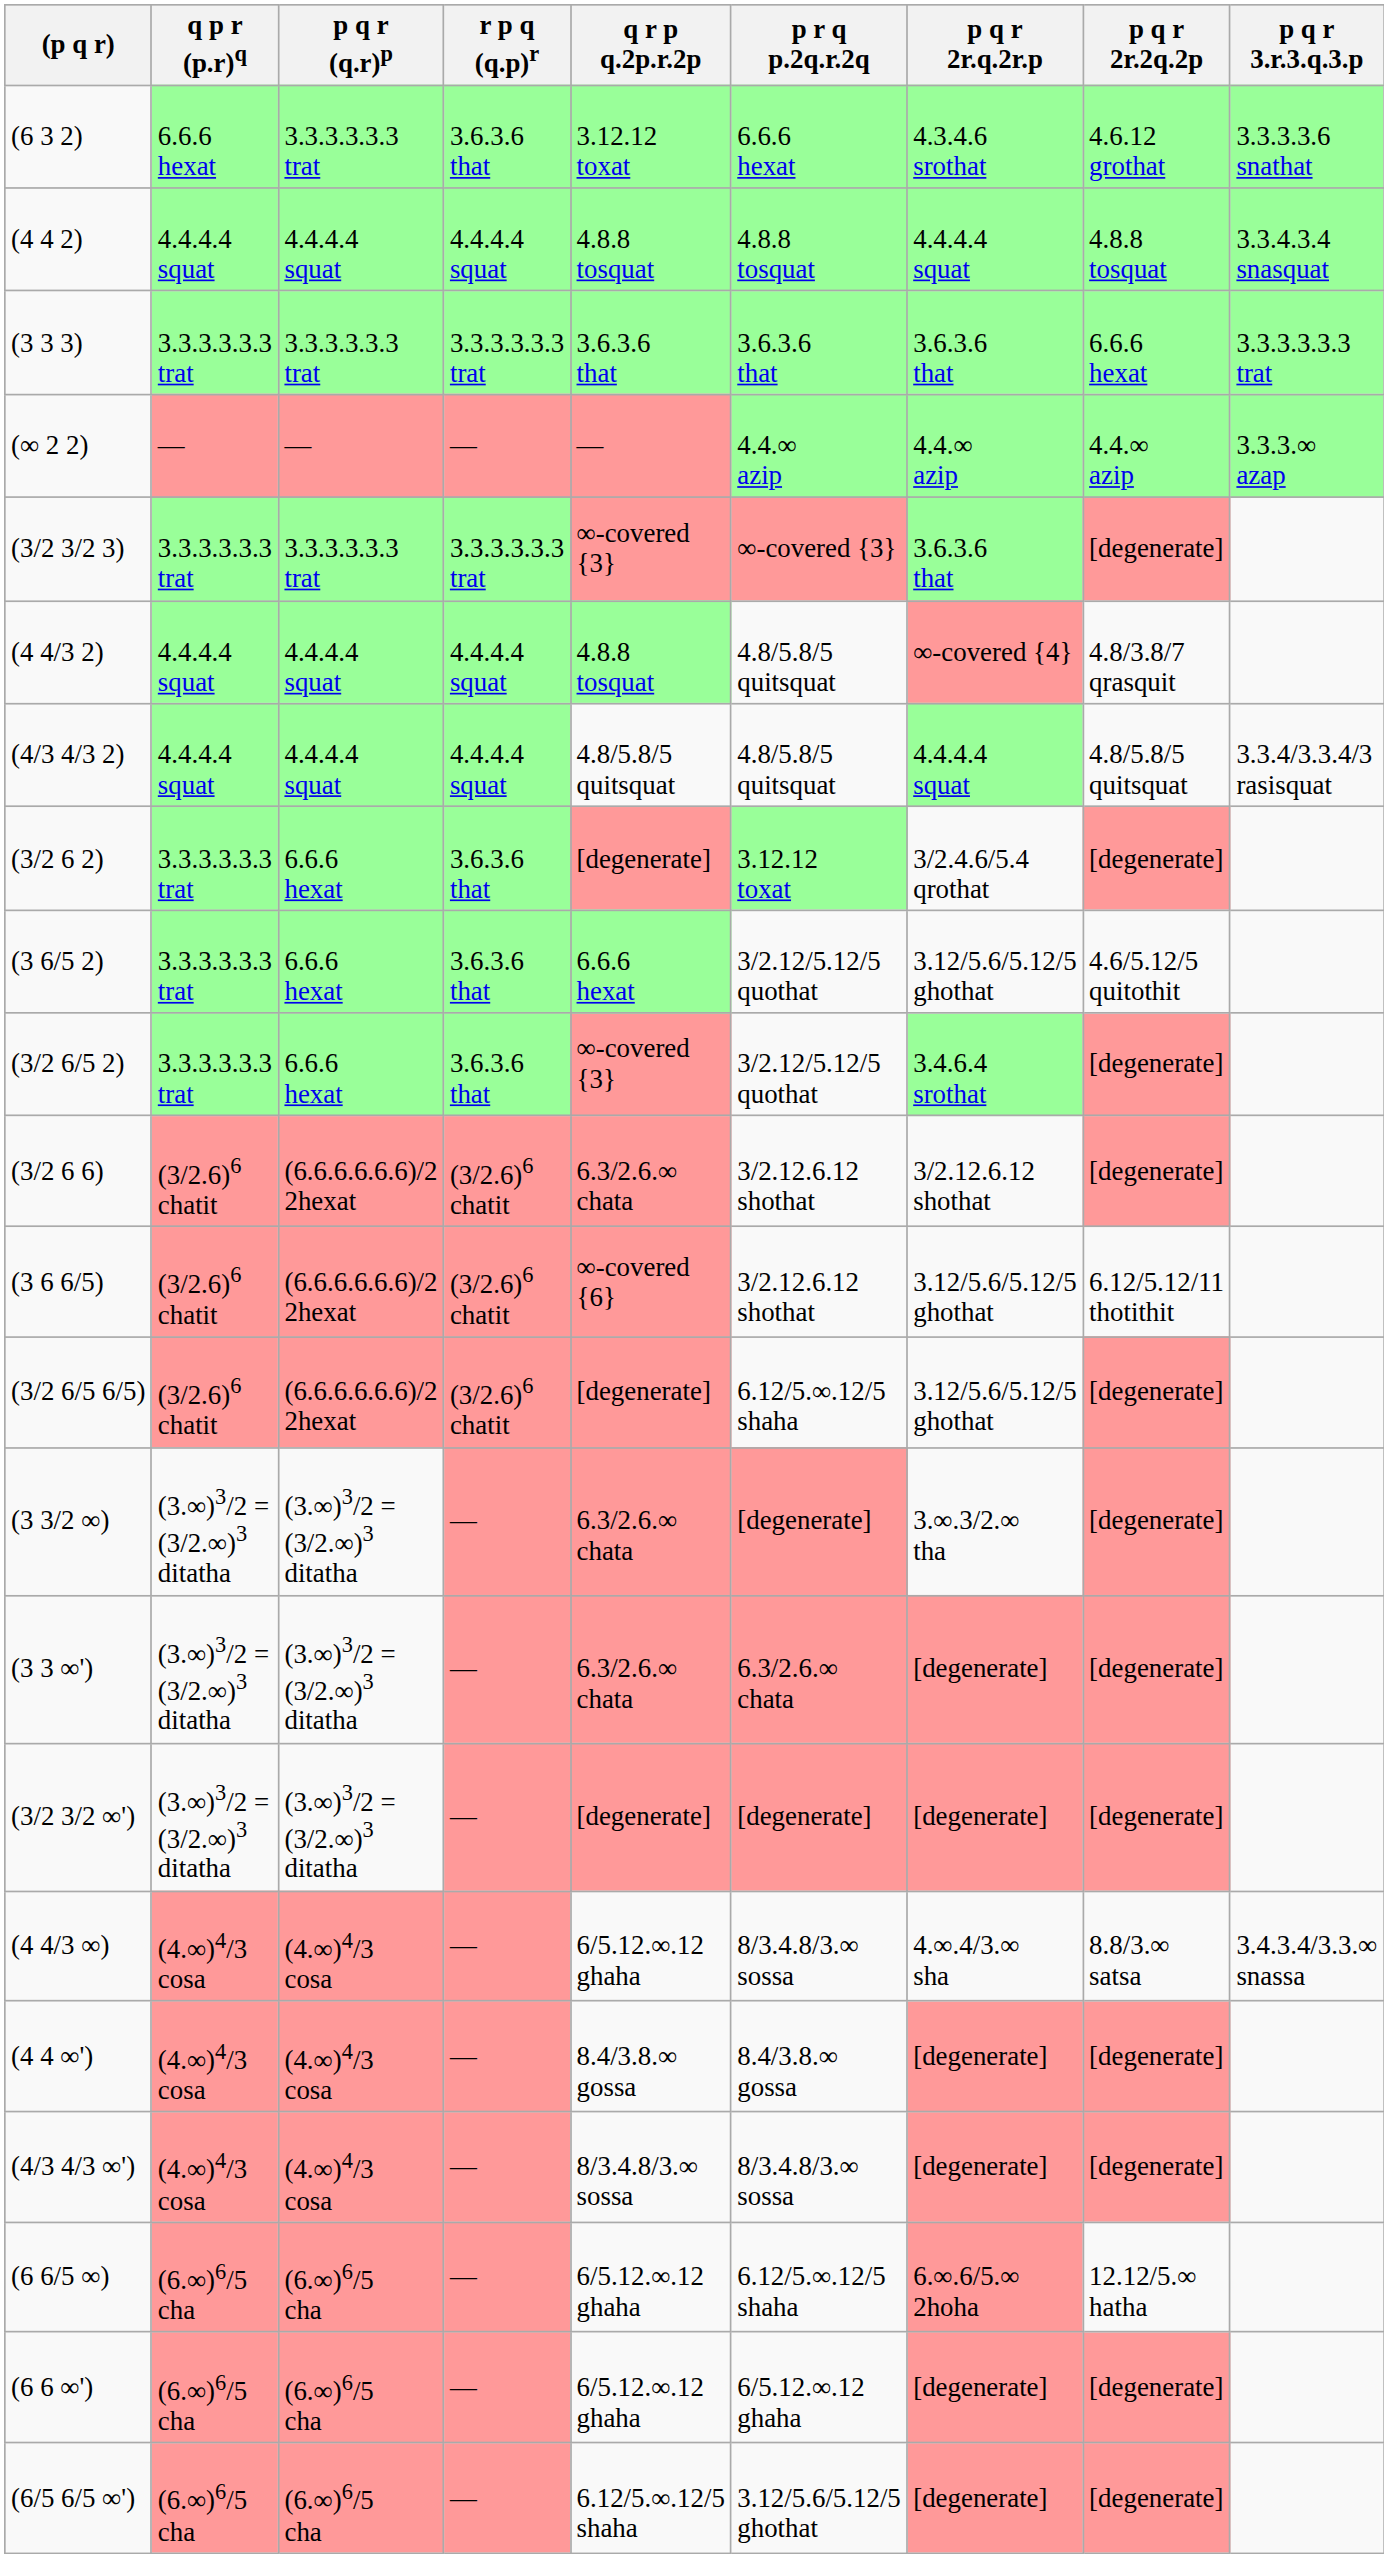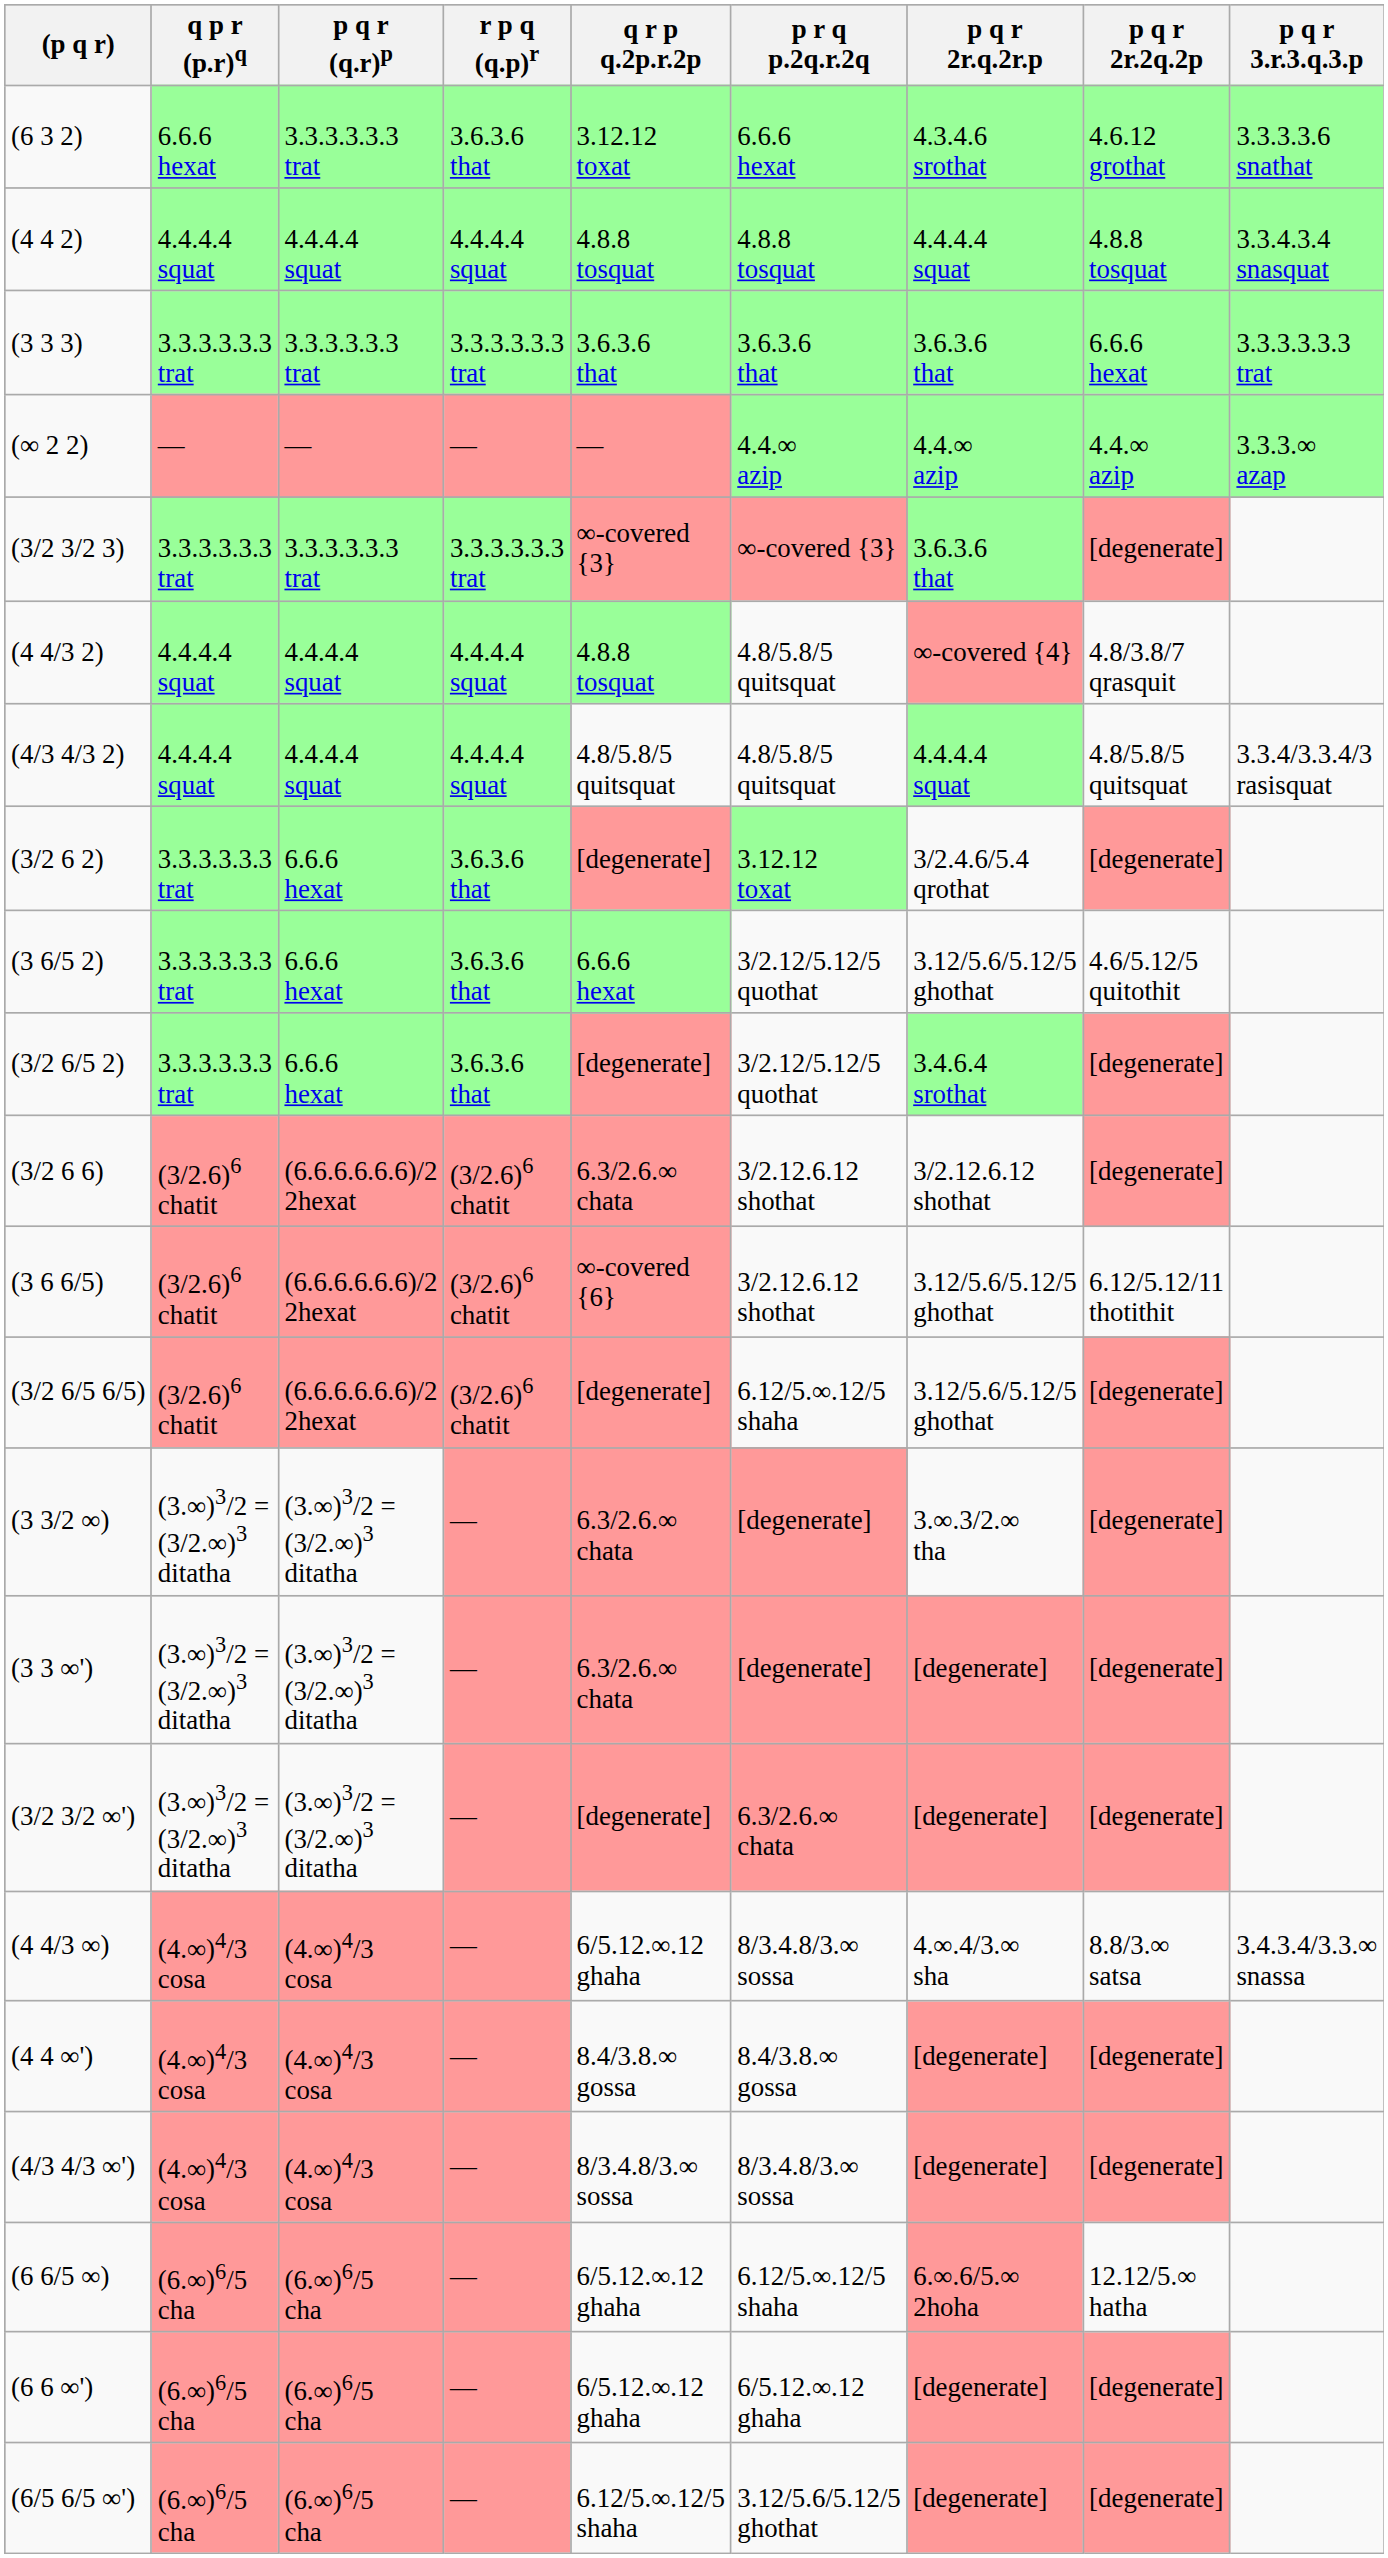(633, 1064) ∞-covered {3} -> (644, 1064) [degenerate]
(788, 1683) 6.3/2.6.∞ chata -> (804, 1668) [degenerate]
(804, 1816) [degenerate] -> (788, 1831) 6.3/2.6.∞ chata
